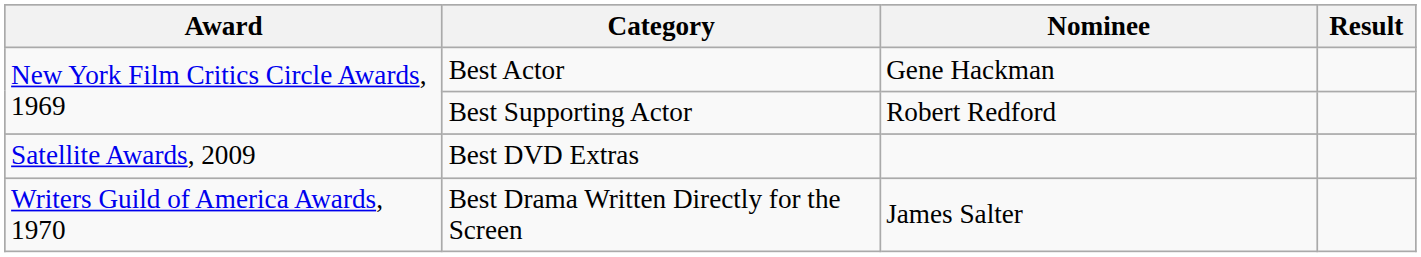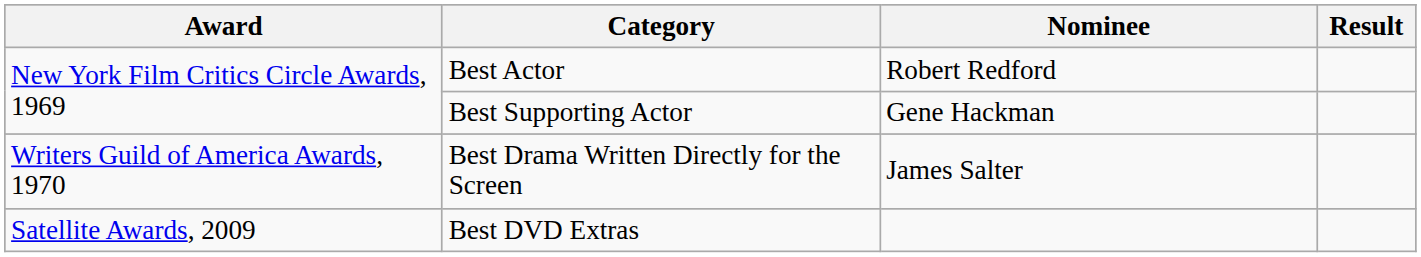(970, 69) Gene Hackman -> (971, 69) Robert Redford
(971, 112) Robert Redford -> (970, 112) Gene Hackman
rows swapped: (544, 155) <-> (645, 213)
